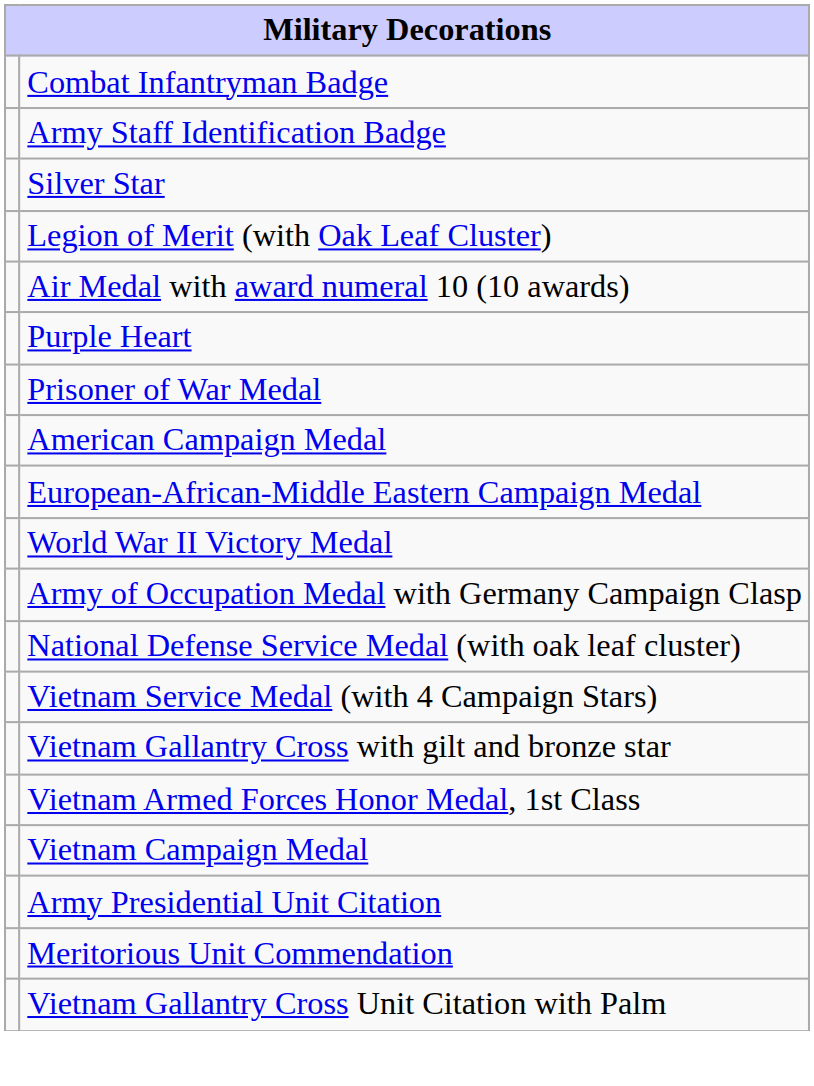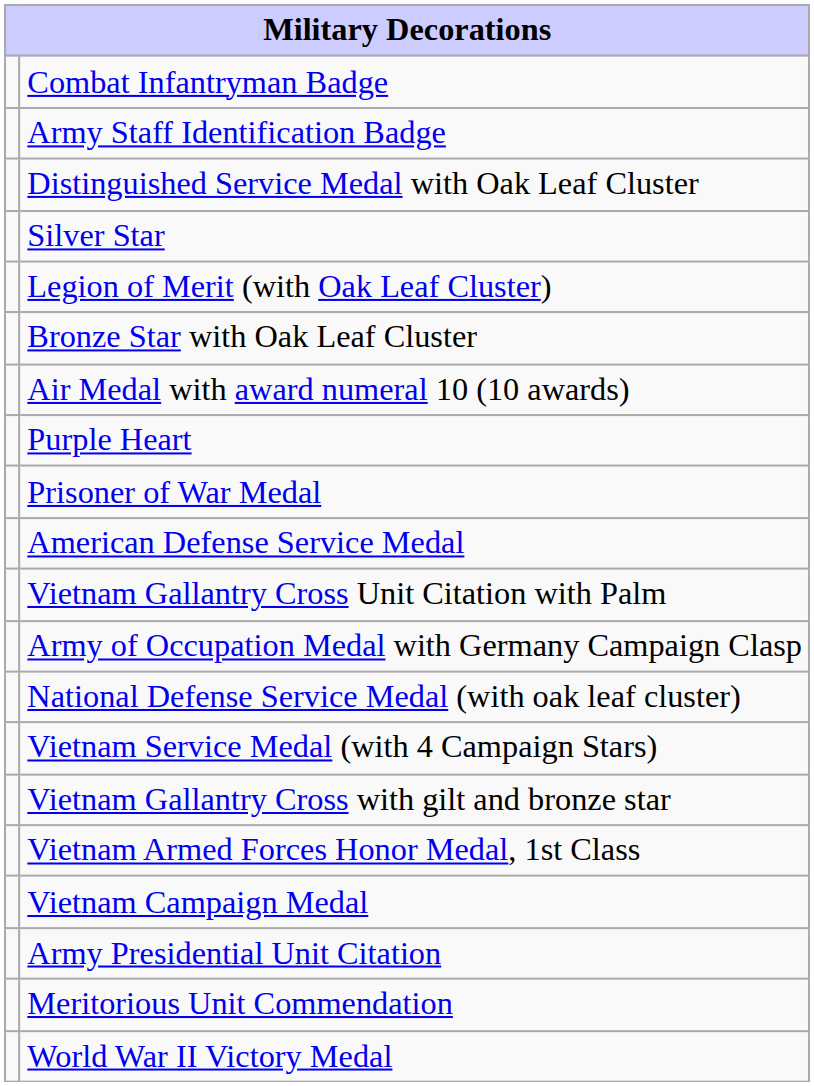+ row: (363, 183)
+ row: (252, 337)
+ row: (246, 542)
- row: (207, 440)
- row: (364, 491)
rows swapped: (210, 542) <-> (347, 1004)
